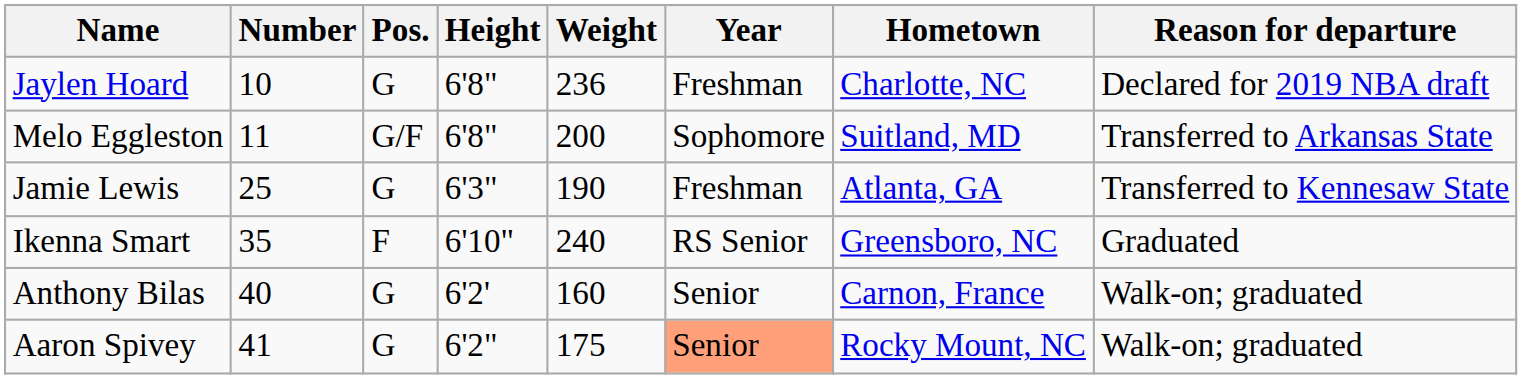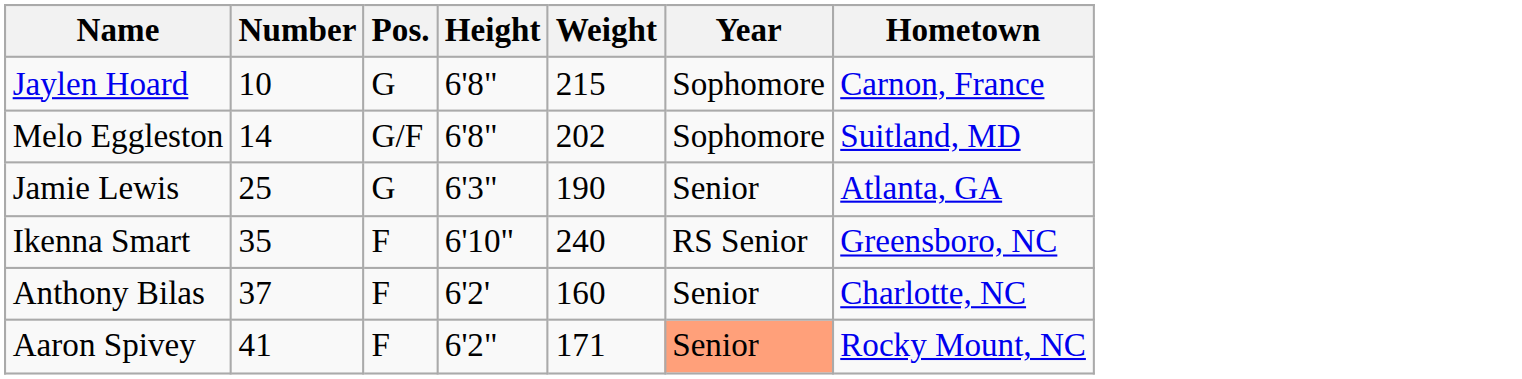- column: (1305, 30)
(581, 83) 236 -> (581, 83) 215
(738, 83) Freshman -> (749, 83) Sophomore
(933, 83) Charlotte, NC -> (942, 83) Carnon, France
(255, 135) 11 -> (255, 135) 14
(581, 135) 200 -> (581, 135) 202
(738, 188) Freshman -> (715, 188) Senior
(255, 293) 40 -> (255, 293) 37
(384, 293) G -> (381, 293) F
(942, 293) Carnon, France -> (933, 293) Charlotte, NC
(384, 345) G -> (381, 345) F
(581, 345) 175 -> (581, 345) 171
